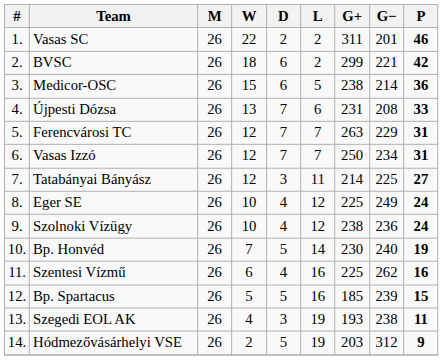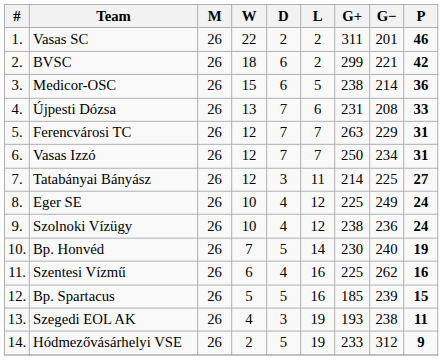(352, 343) 203 -> (352, 343) 233
